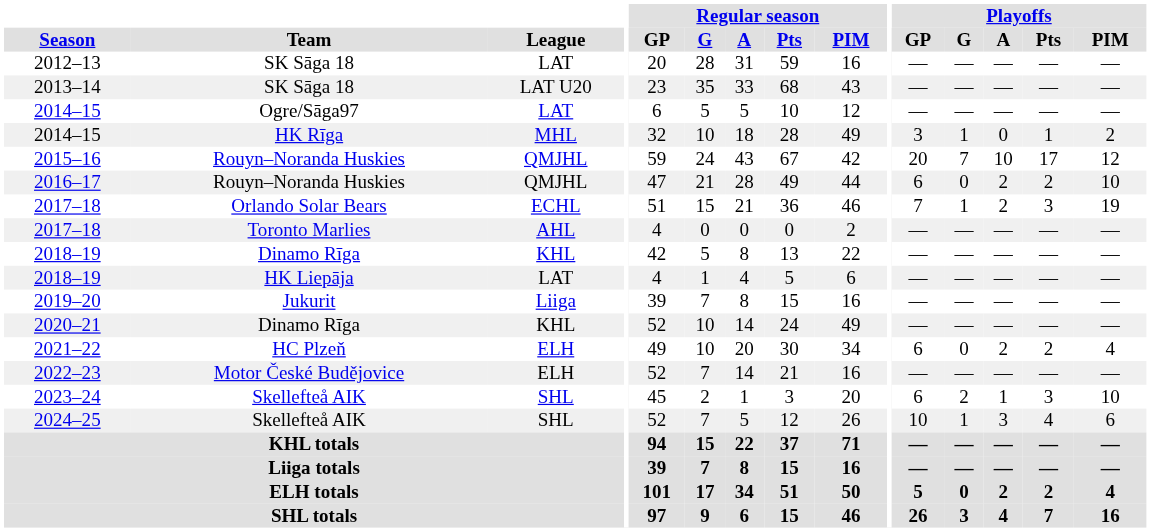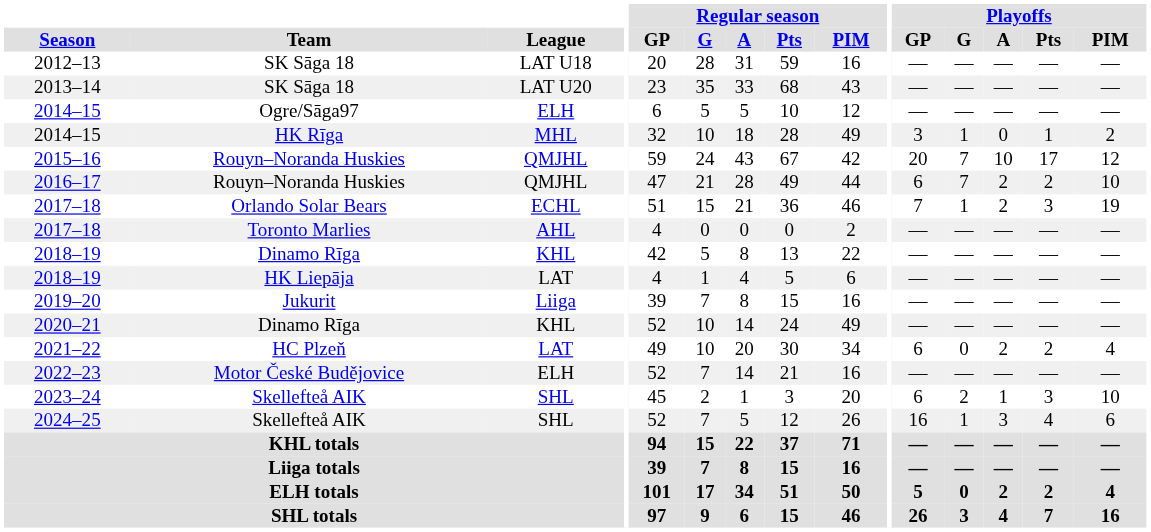(556, 63) LAT -> (556, 63) LAT U18
(556, 111) LAT -> (556, 111) ELH
(964, 182) 0 -> (964, 182) 7
(556, 349) ELH -> (556, 349) LAT
(918, 420) 10 -> (918, 420) 16
